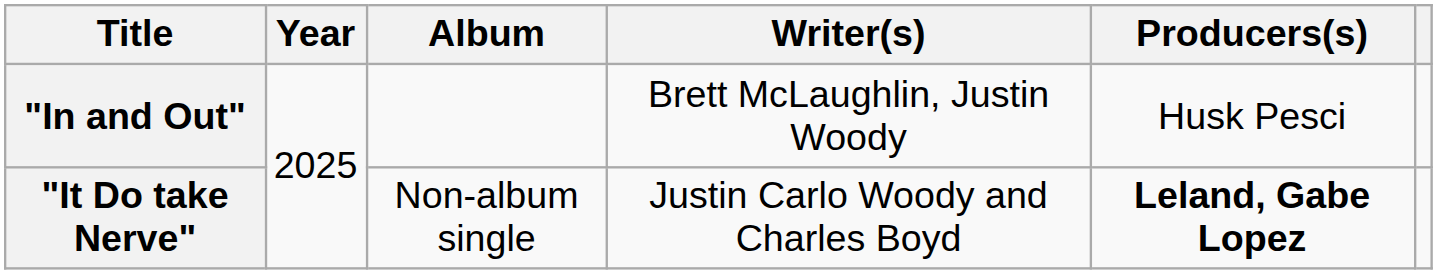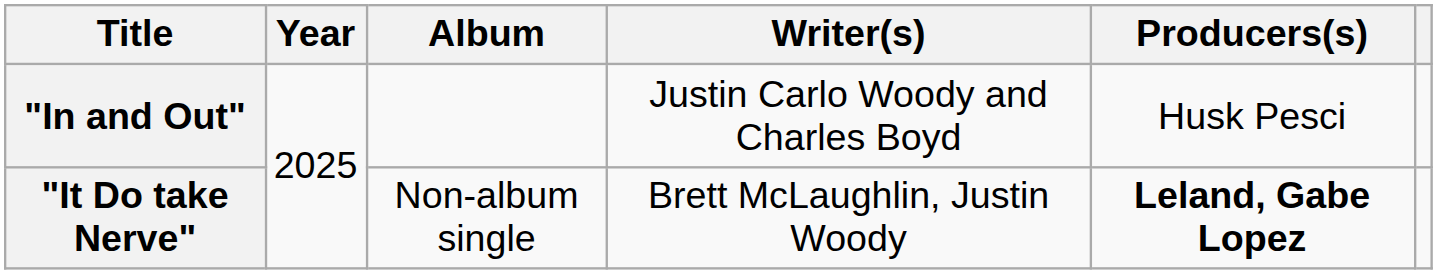(849, 115) Brett McLaughlin, Justin Woody -> (849, 115) Justin Carlo Woody and Charles Boyd
(849, 217) Justin Carlo Woody and Charles Boyd -> (849, 217) Brett McLaughlin, Justin Woody
